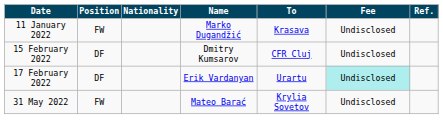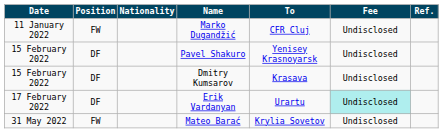(292, 30) Krasava -> (290, 30) CFR Cluj
+ row: (213, 54)
(292, 54) CFR Cluj -> (290, 78) Krasava
